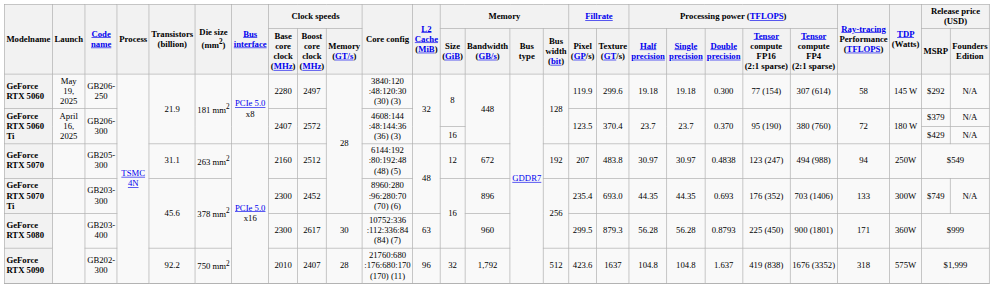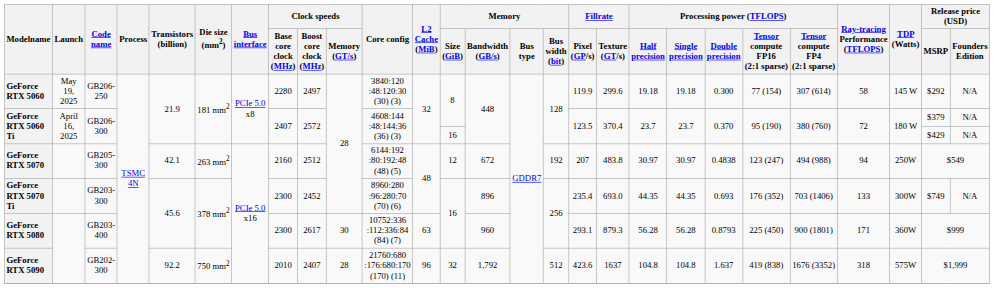(172, 160) 31.1 -> (172, 160) 42.1
(583, 230) 299.5 -> (583, 230) 293.1
